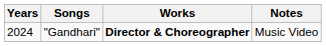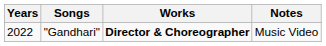(20, 32) 2024 -> (20, 32) 2022
